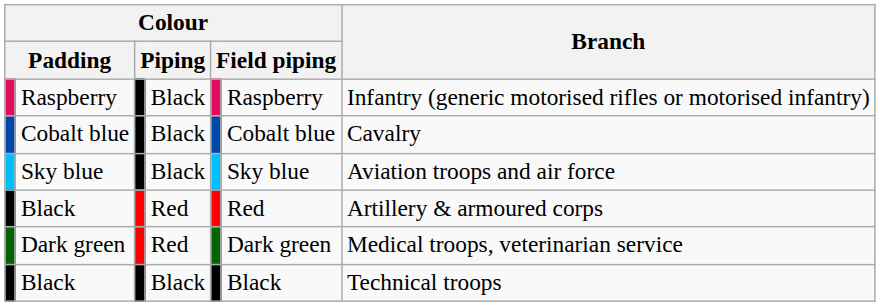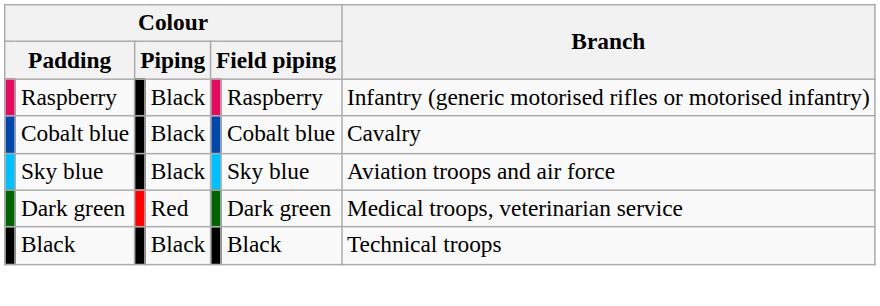- row: (48, 208)
